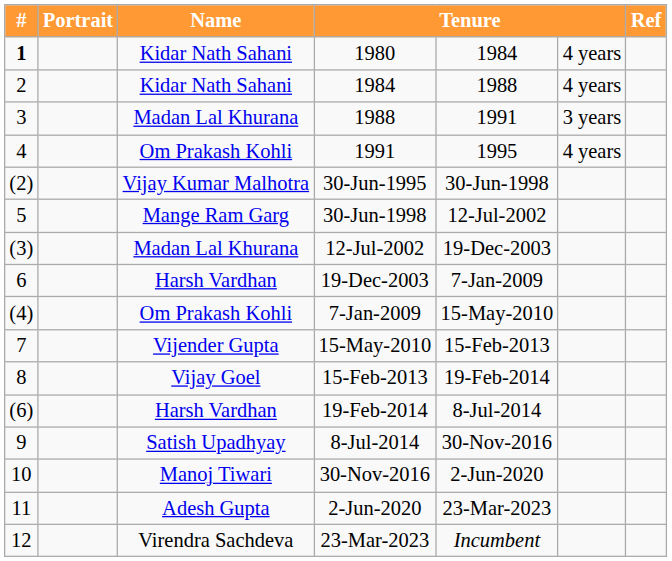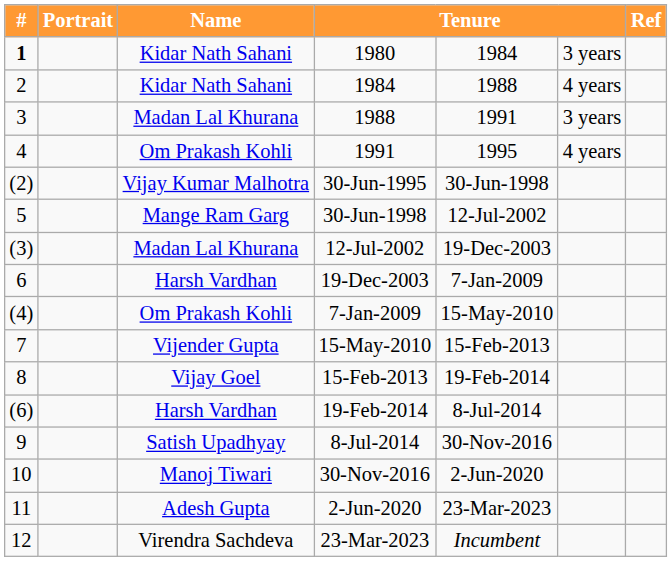(592, 53) 4 years -> (592, 53) 3 years
